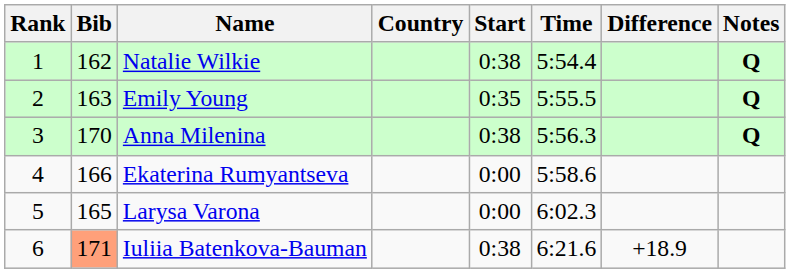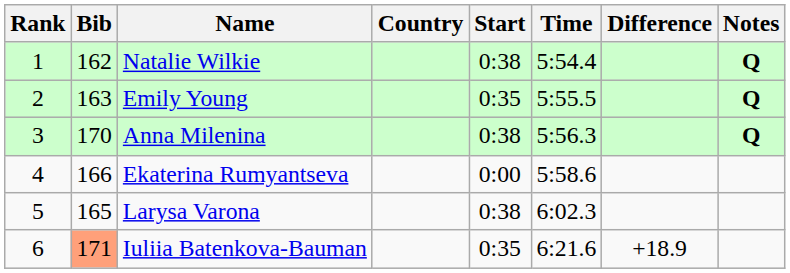(500, 211) 0:00 -> (500, 211) 0:38
(500, 248) 0:38 -> (500, 248) 0:35
